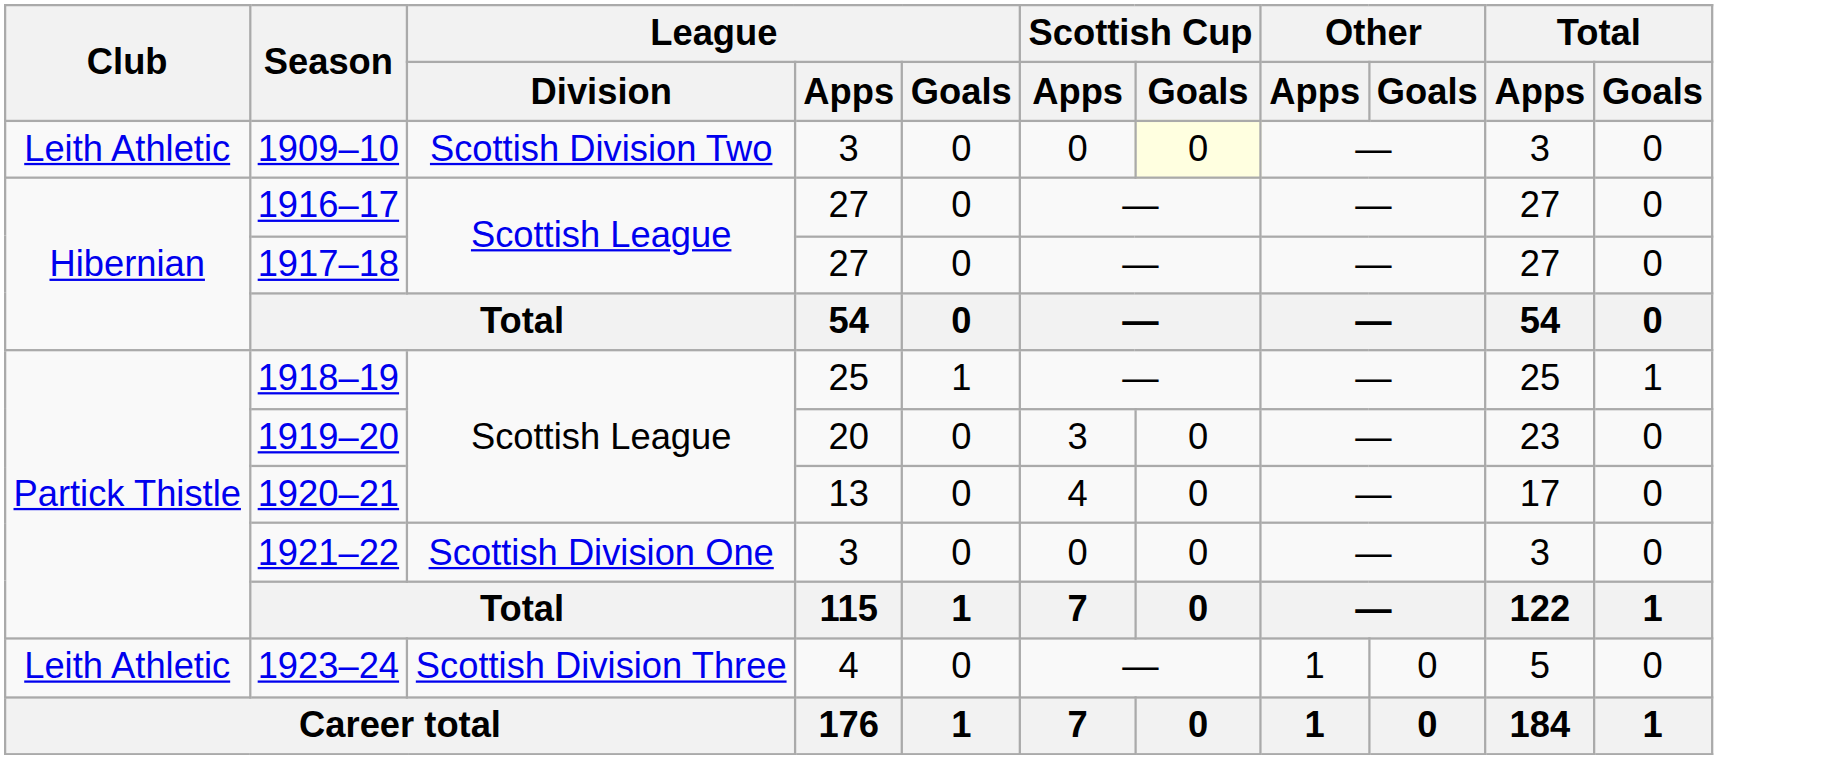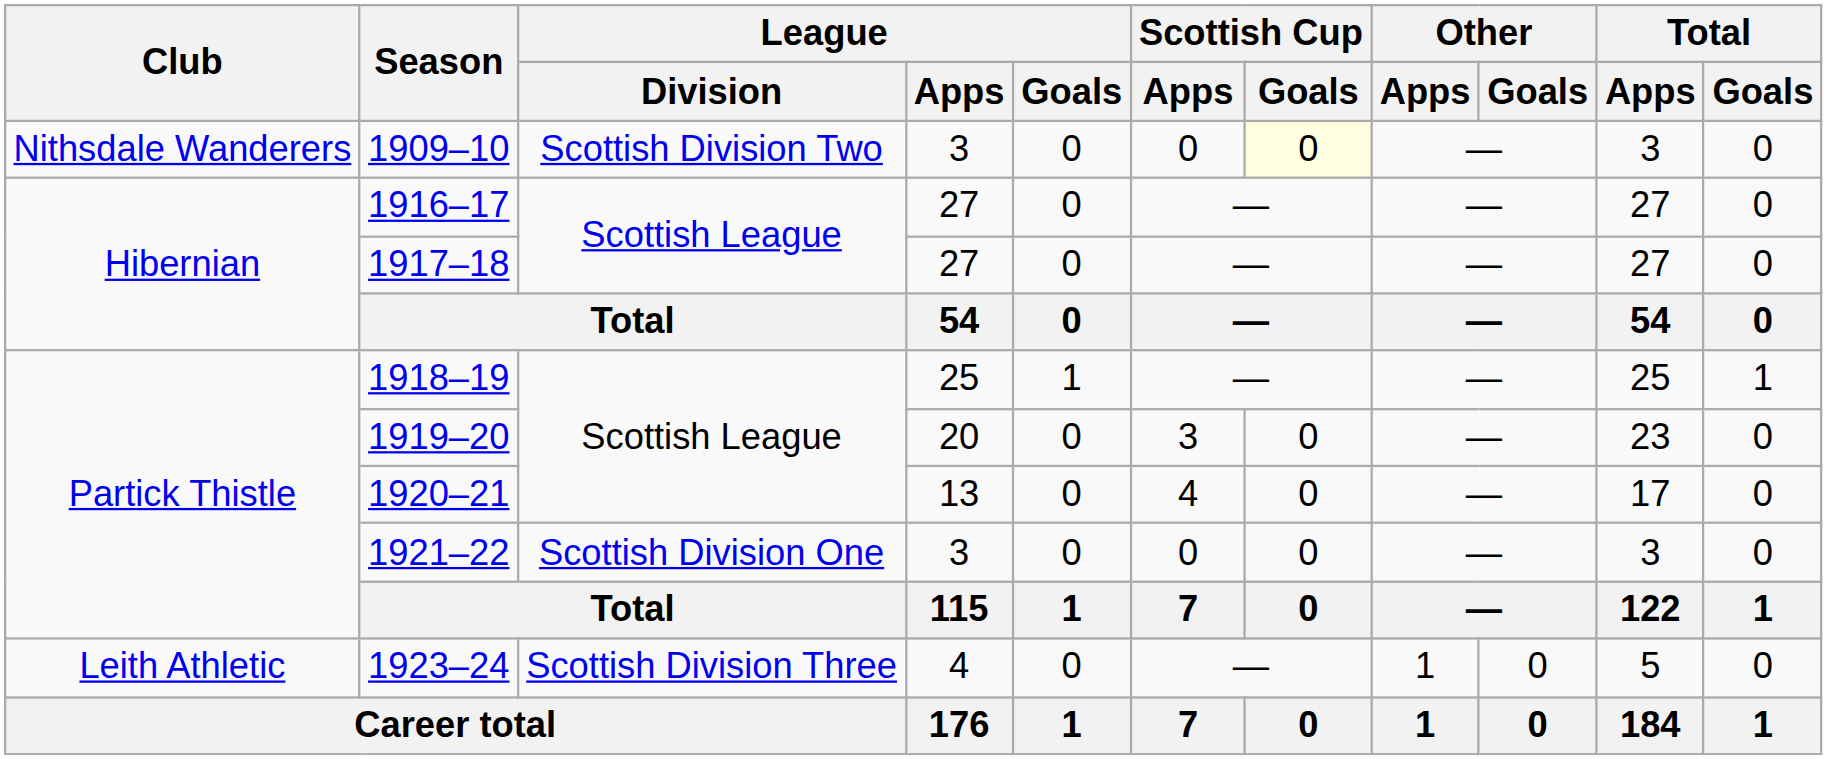(127, 148) Leith Athletic -> (182, 148) Nithsdale Wanderers
